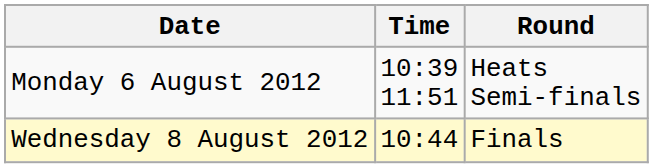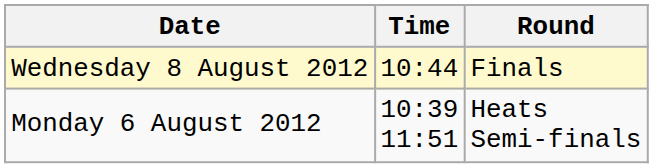rows swapped: (166, 83) <-> (190, 140)
